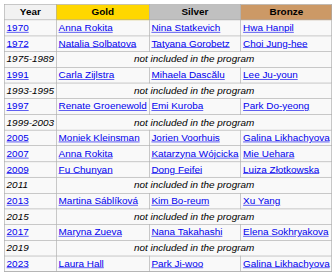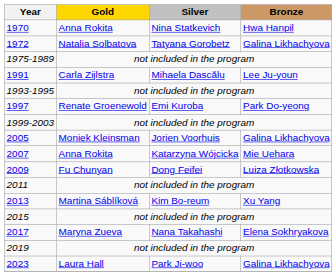(275, 43) Choi Jung-hee -> (286, 43) Galina Likhachyova
